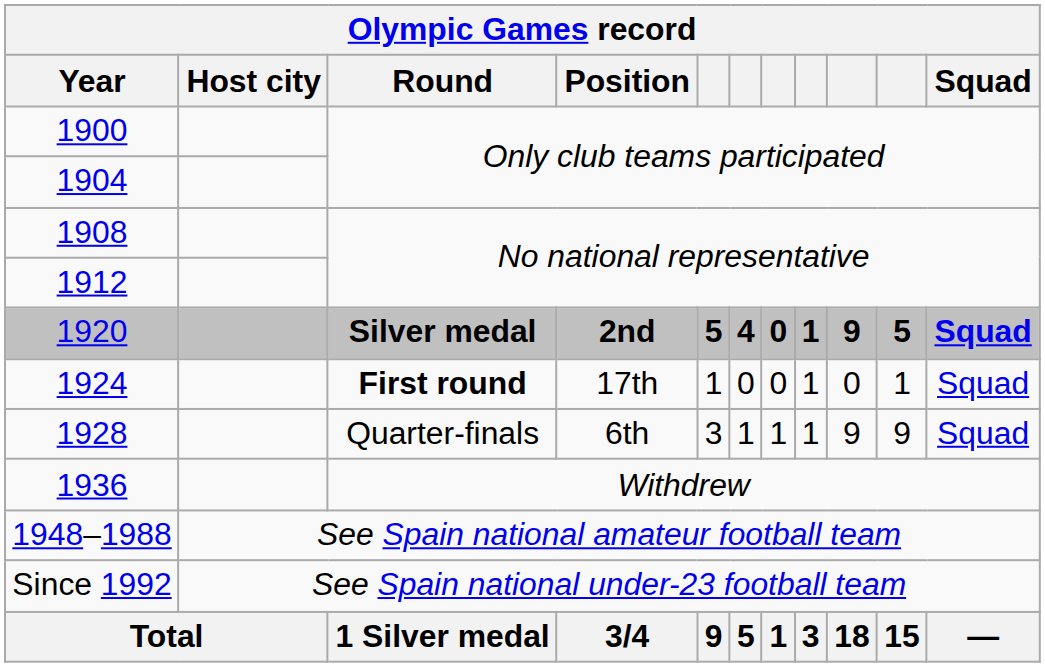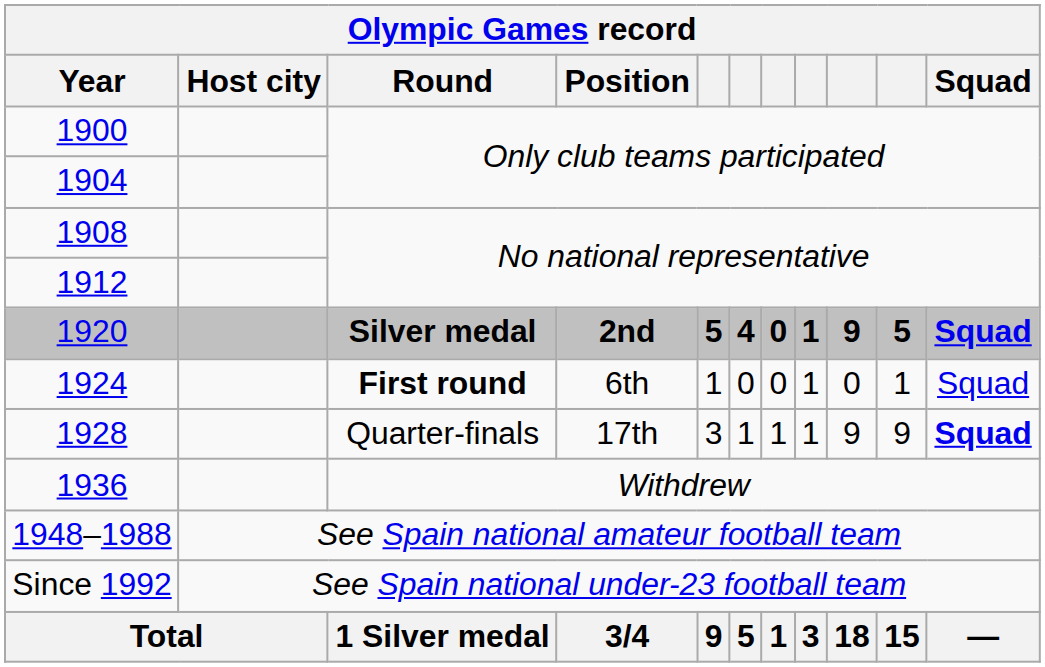(627, 383) 17th -> (627, 383) 6th
(627, 433) 6th -> (627, 433) 17th
(983, 433) normal -> (983, 433) bold
